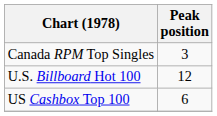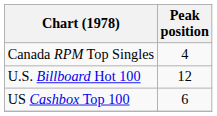(185, 54) 3 -> (185, 54) 4
